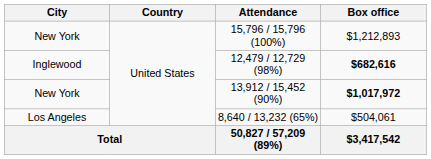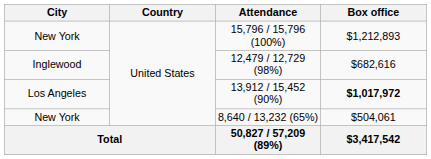(373, 65) bold -> (373, 65) normal
(57, 94) New York -> (57, 94) Los Angeles
(57, 117) Los Angeles -> (57, 117) New York
